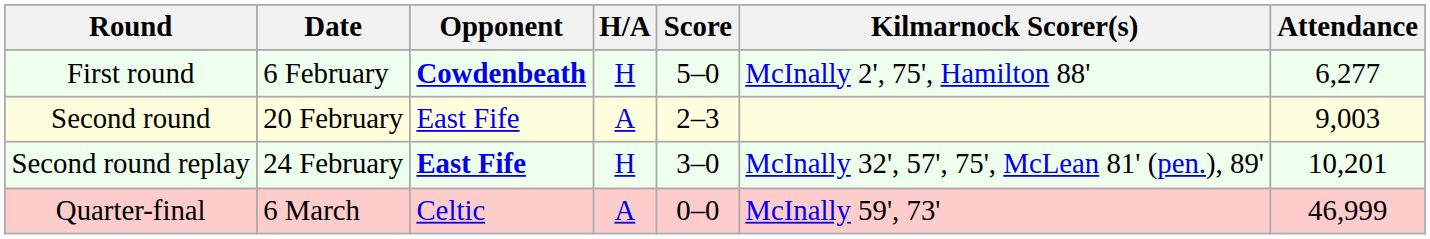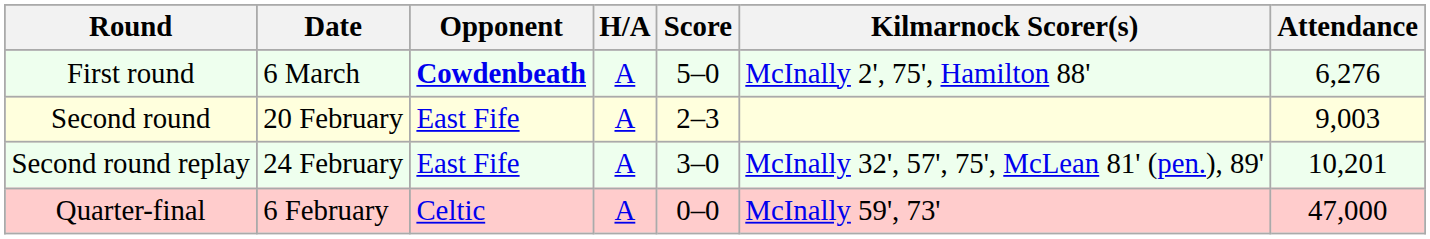(326, 73) 6 February -> (312, 73) 6 March
(625, 73) H -> (625, 73) A
(1348, 73) 6,277 -> (1348, 73) 6,276
(471, 164) bold -> (468, 164) normal
(625, 164) H -> (625, 164) A
(312, 210) 6 March -> (326, 210) 6 February
(1348, 210) 46,999 -> (1348, 210) 47,000
